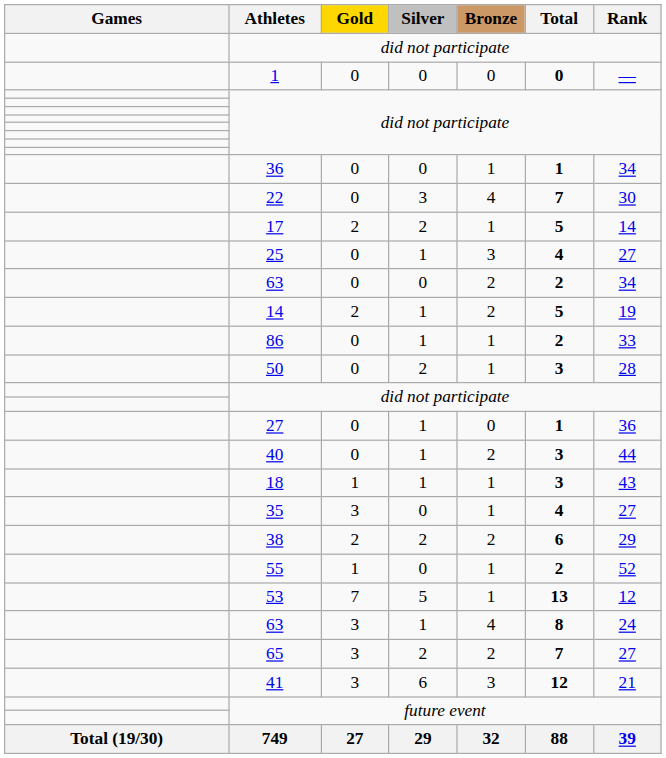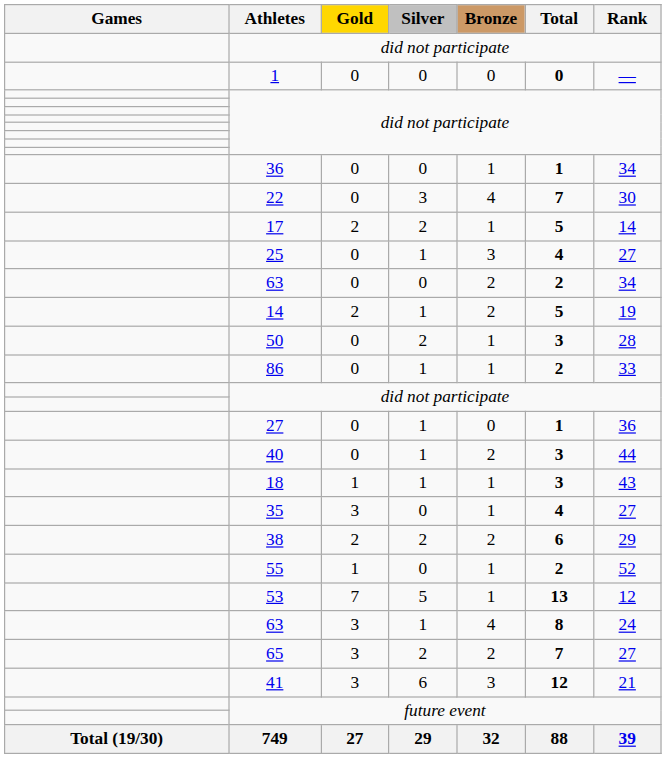rows swapped: (275, 368) <-> (275, 340)
